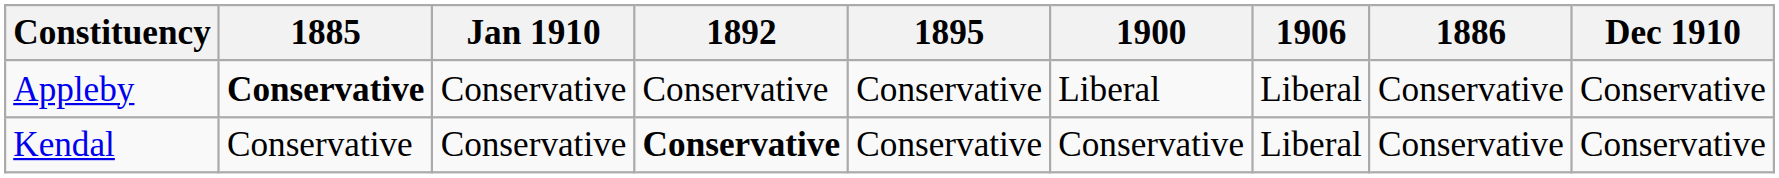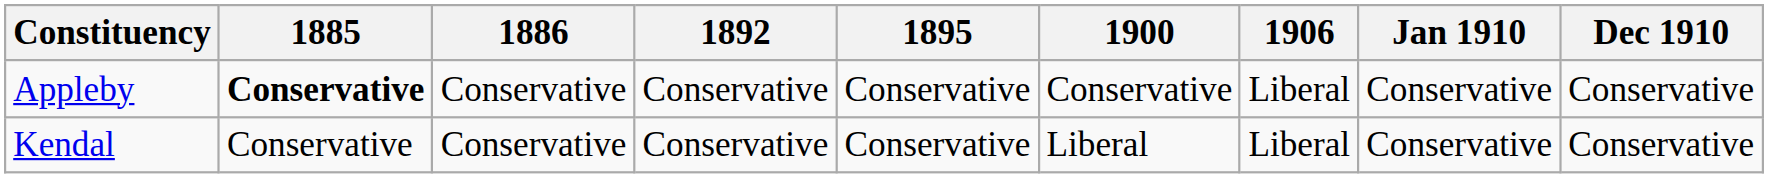columns swapped: (1471, 32) <-> (534, 32)
(1109, 88) Liberal -> (1139, 88) Conservative
(741, 144) bold -> (735, 144) normal
(1151, 144) Conservative -> (1097, 144) Liberal
